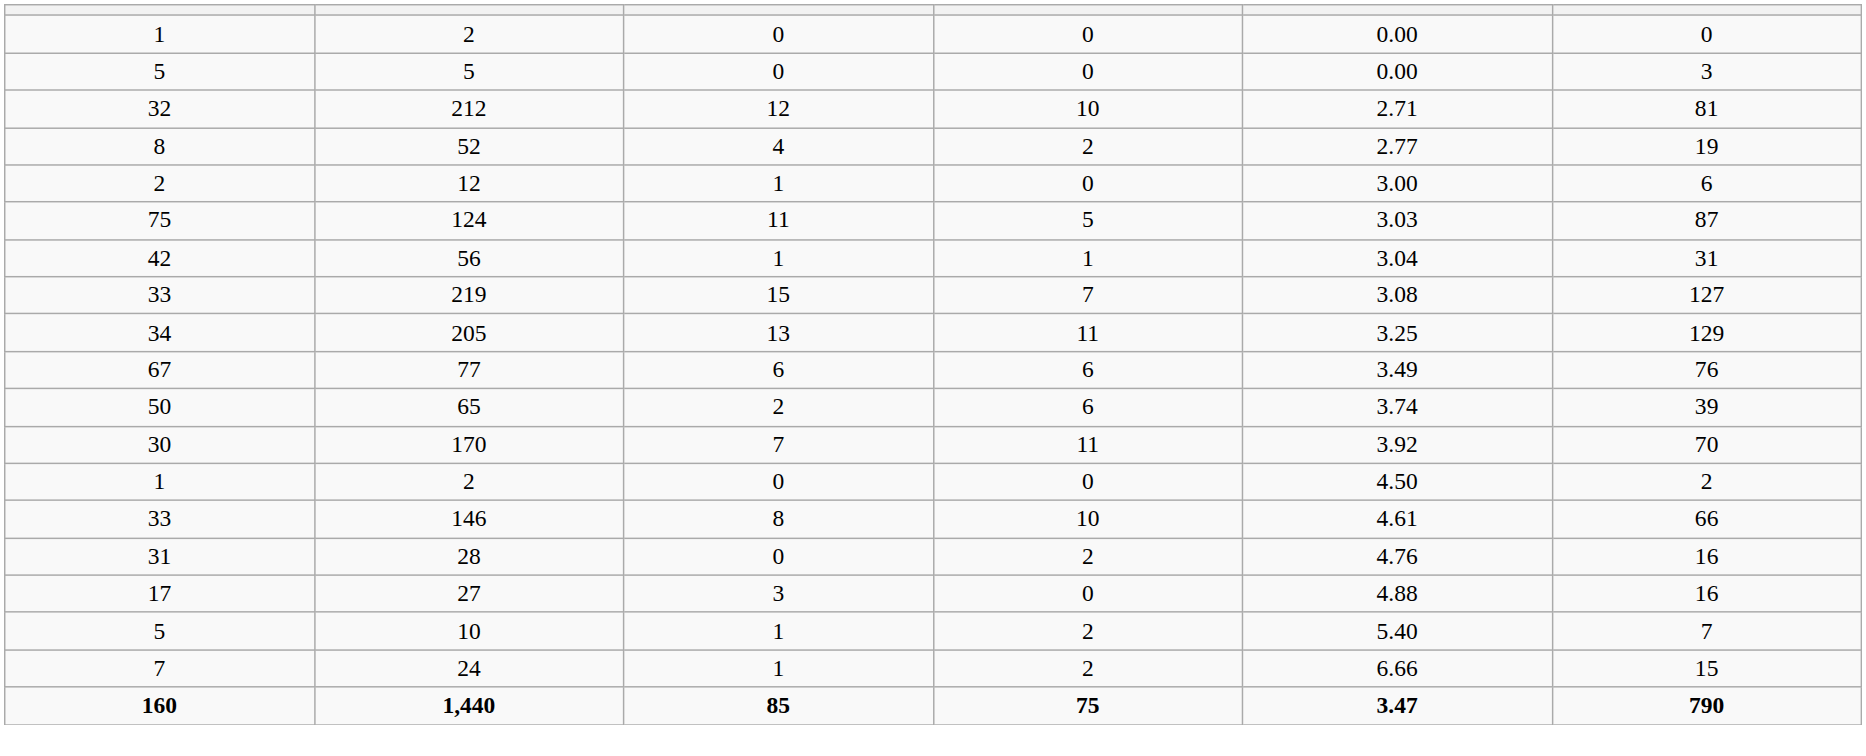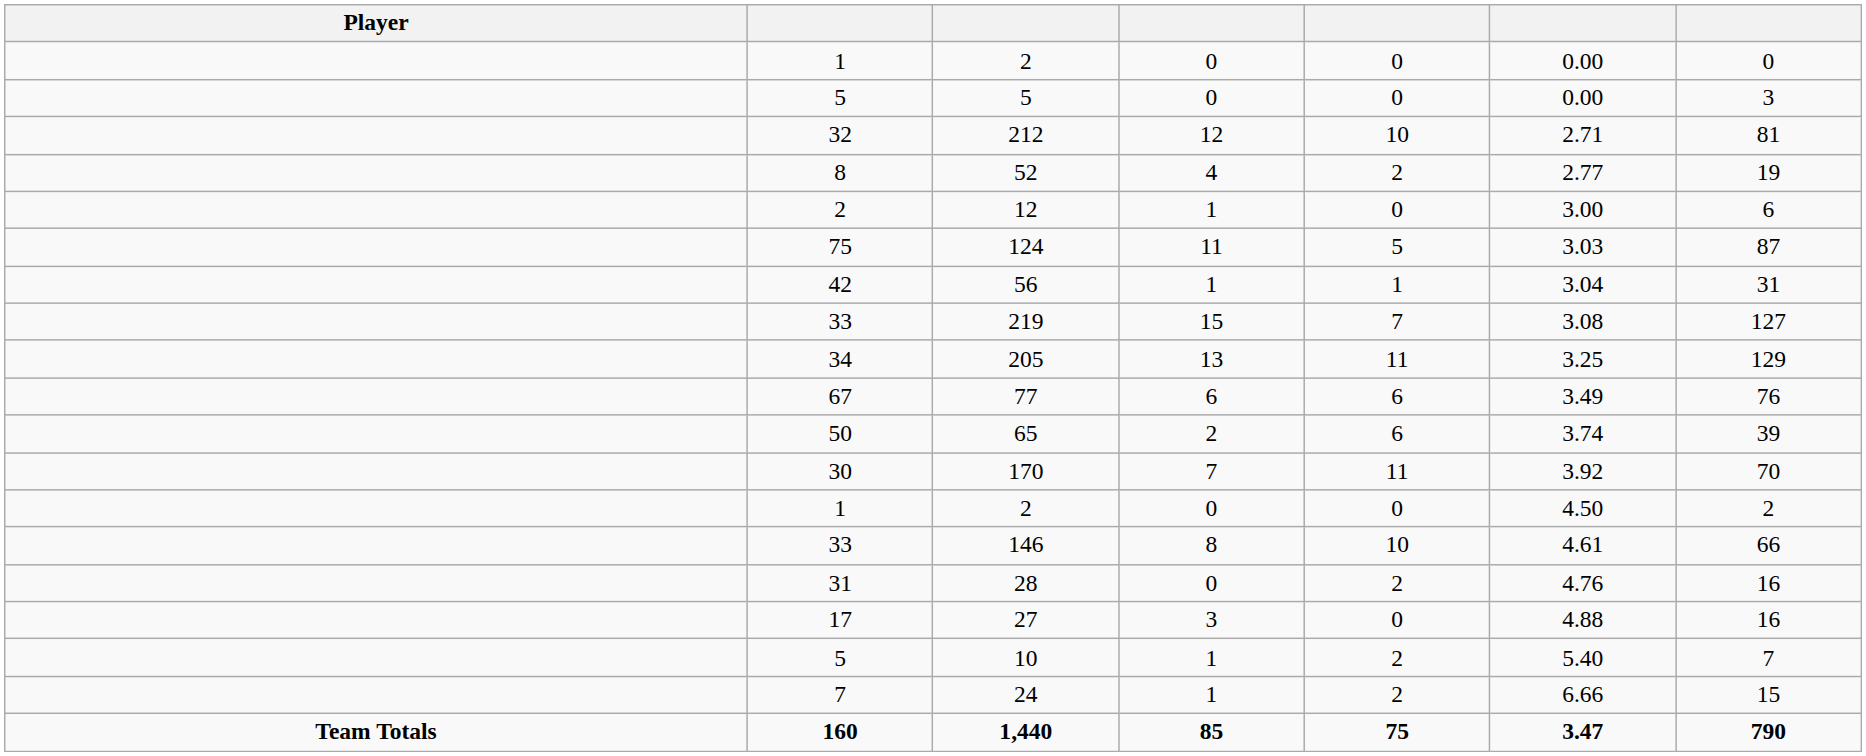+ column: (376, 23)
